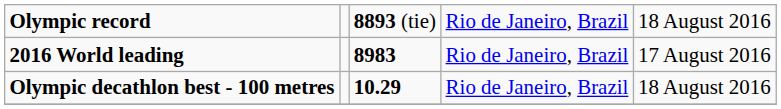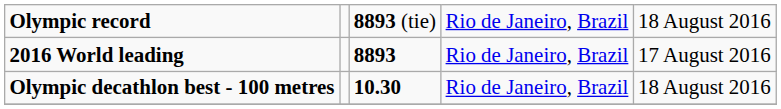(375, 54) 8983 -> (375, 54) 8893
(377, 87) 10.29 -> (377, 87) 10.30
